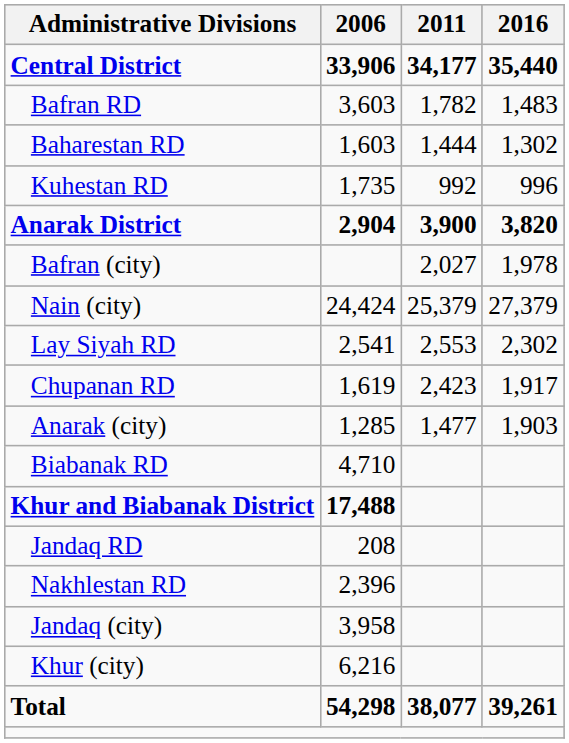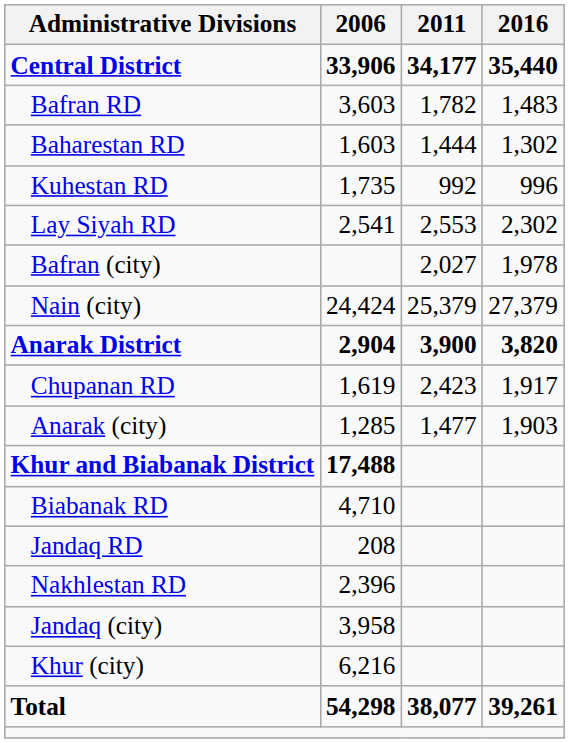rows swapped: (103, 345) <-> (96, 225)
rows swapped: (162, 505) <-> (99, 465)
